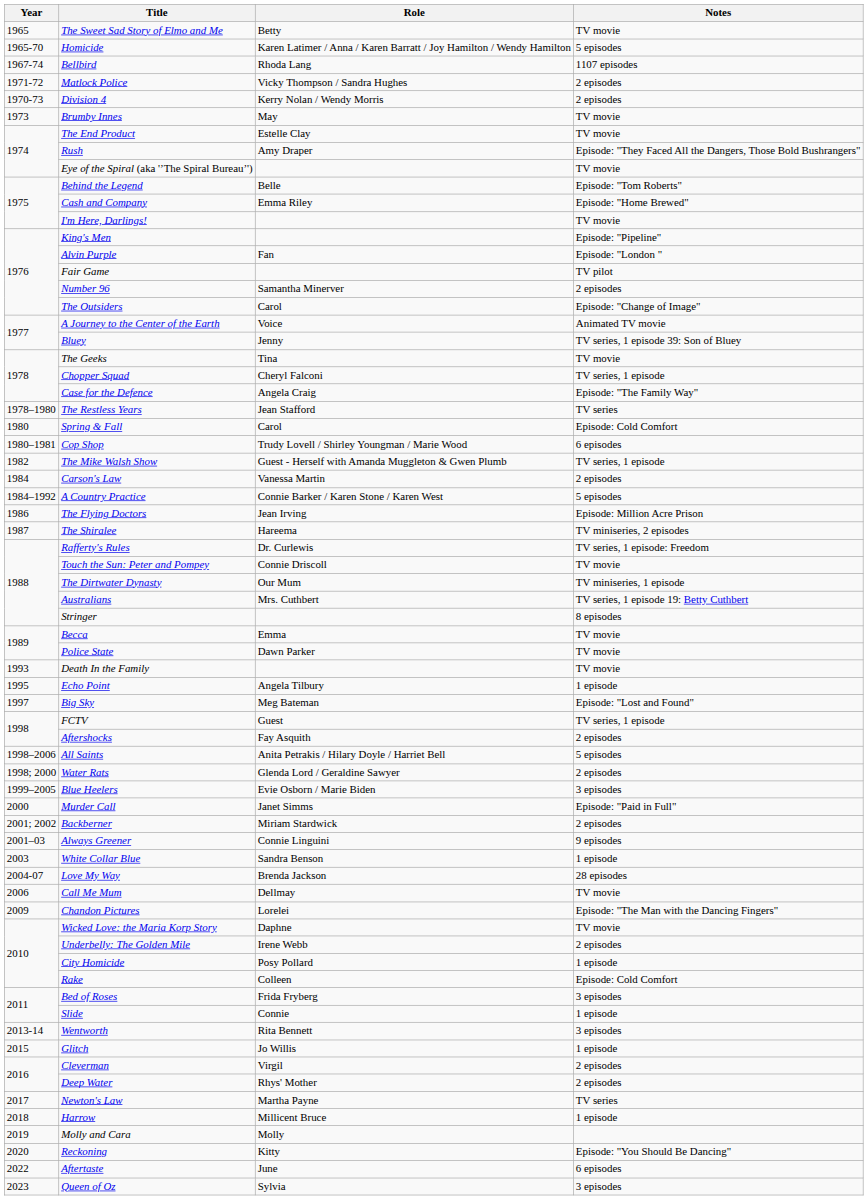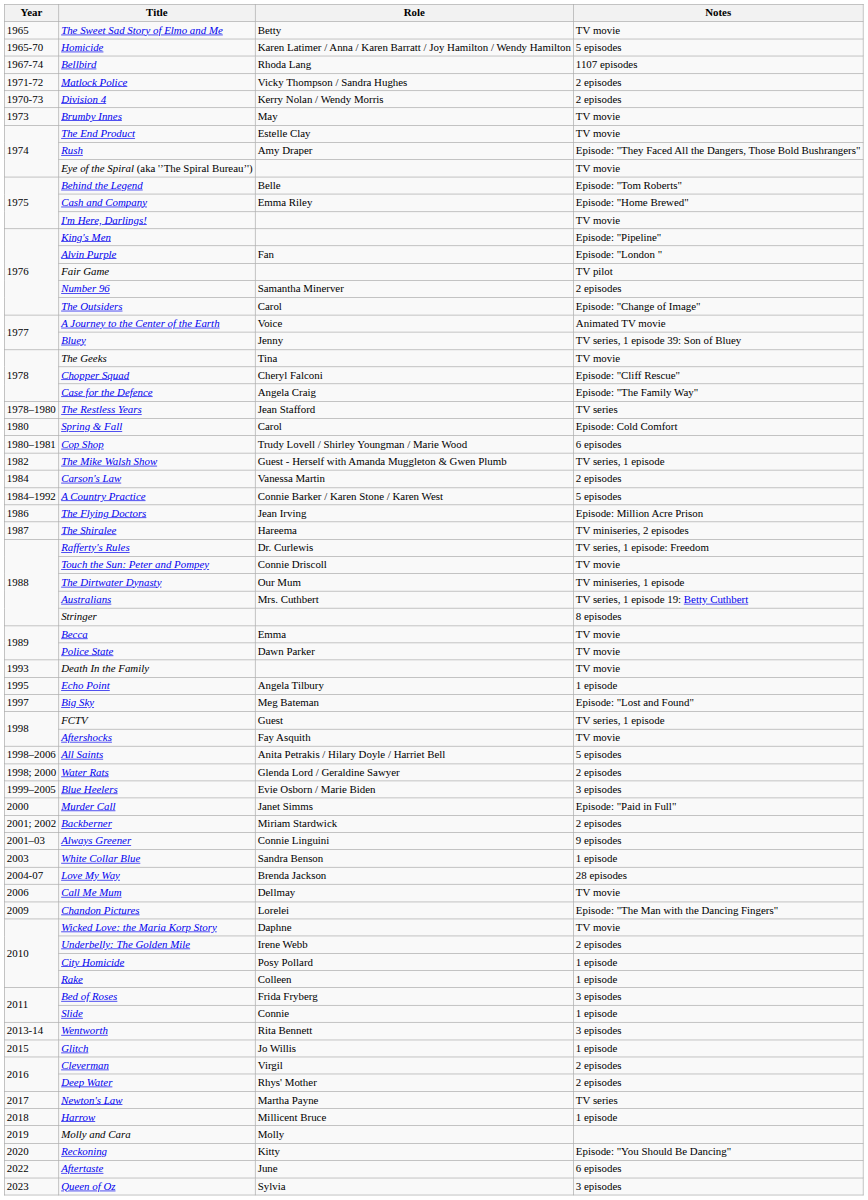(620, 375) TV series, 1 episode -> (628, 375) Episode: "Cliff Rescue"
(599, 737) 2 episodes -> (598, 737) TV movie
(627, 979) Episode: Cold Comfort -> (597, 979) 1 episode
